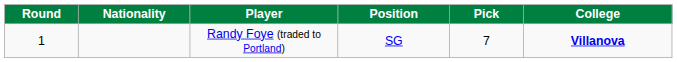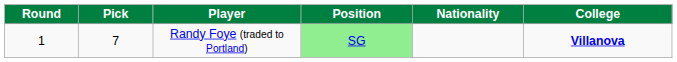columns swapped: (486, 14) <-> (134, 14)
(394, 40) no background -> (357, 40) lightgreen background
